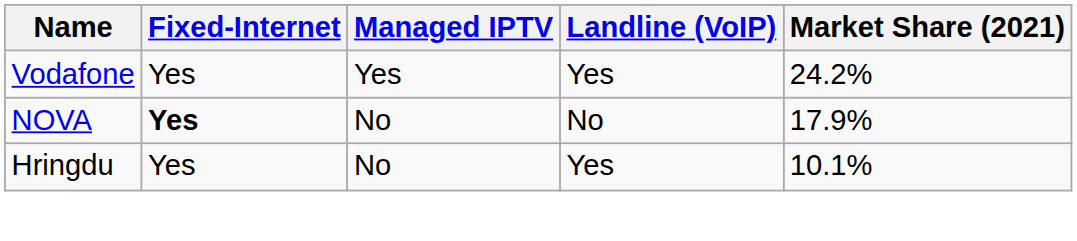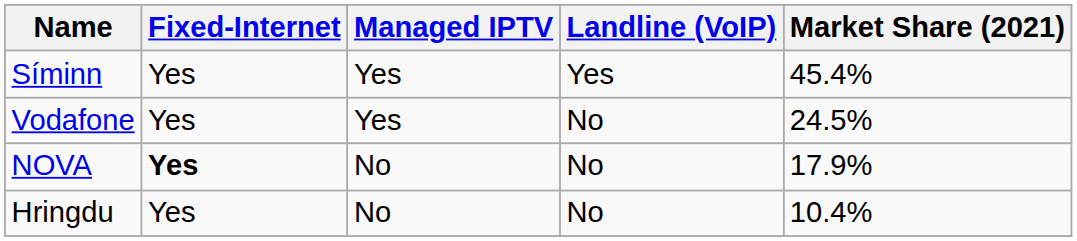+ row: (57, 73)
(590, 73) Yes -> (585, 119) No
(831, 73) 24.2% -> (831, 119) 24.5%
(590, 166) Yes -> (585, 212) No
(831, 166) 10.1% -> (831, 212) 10.4%
